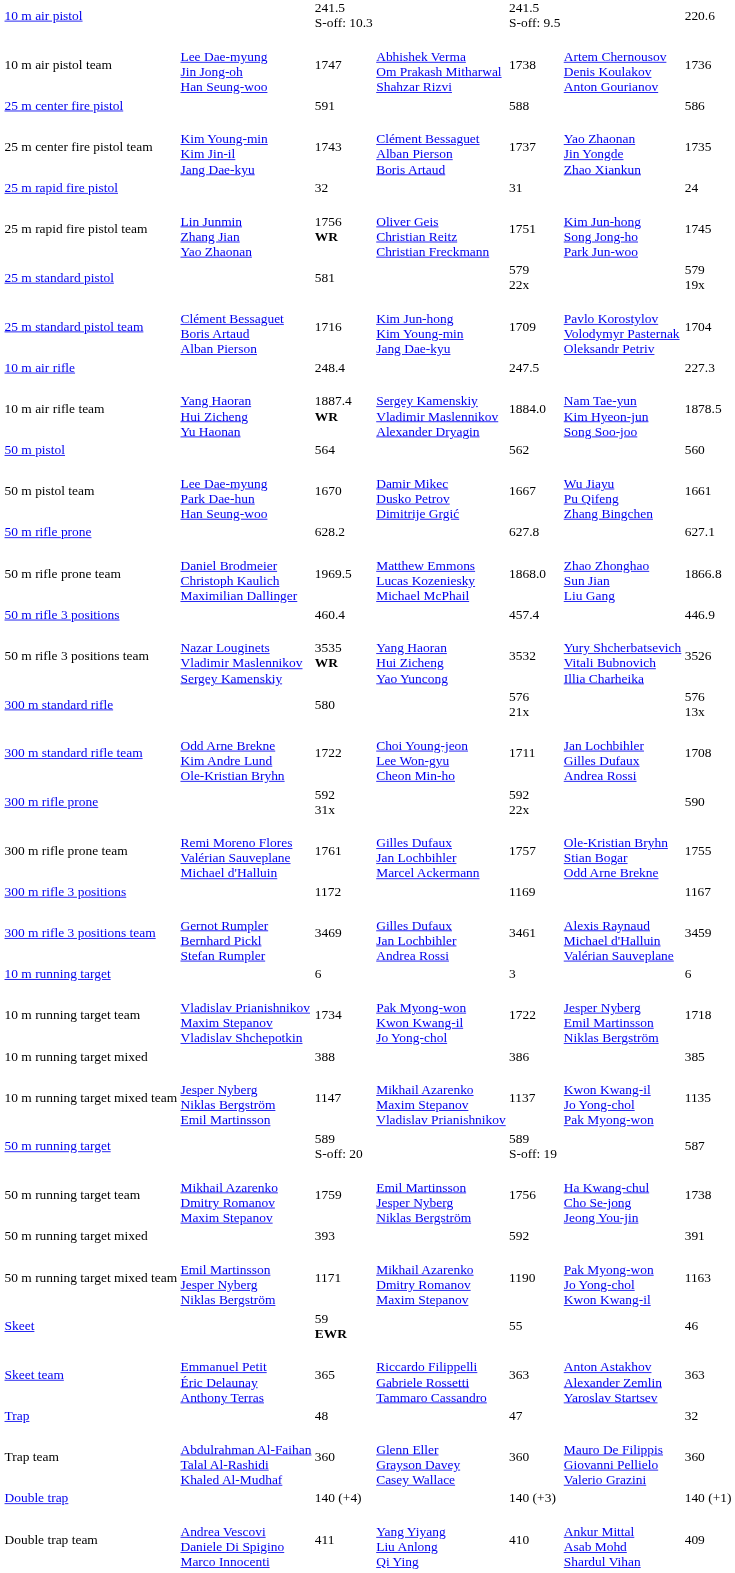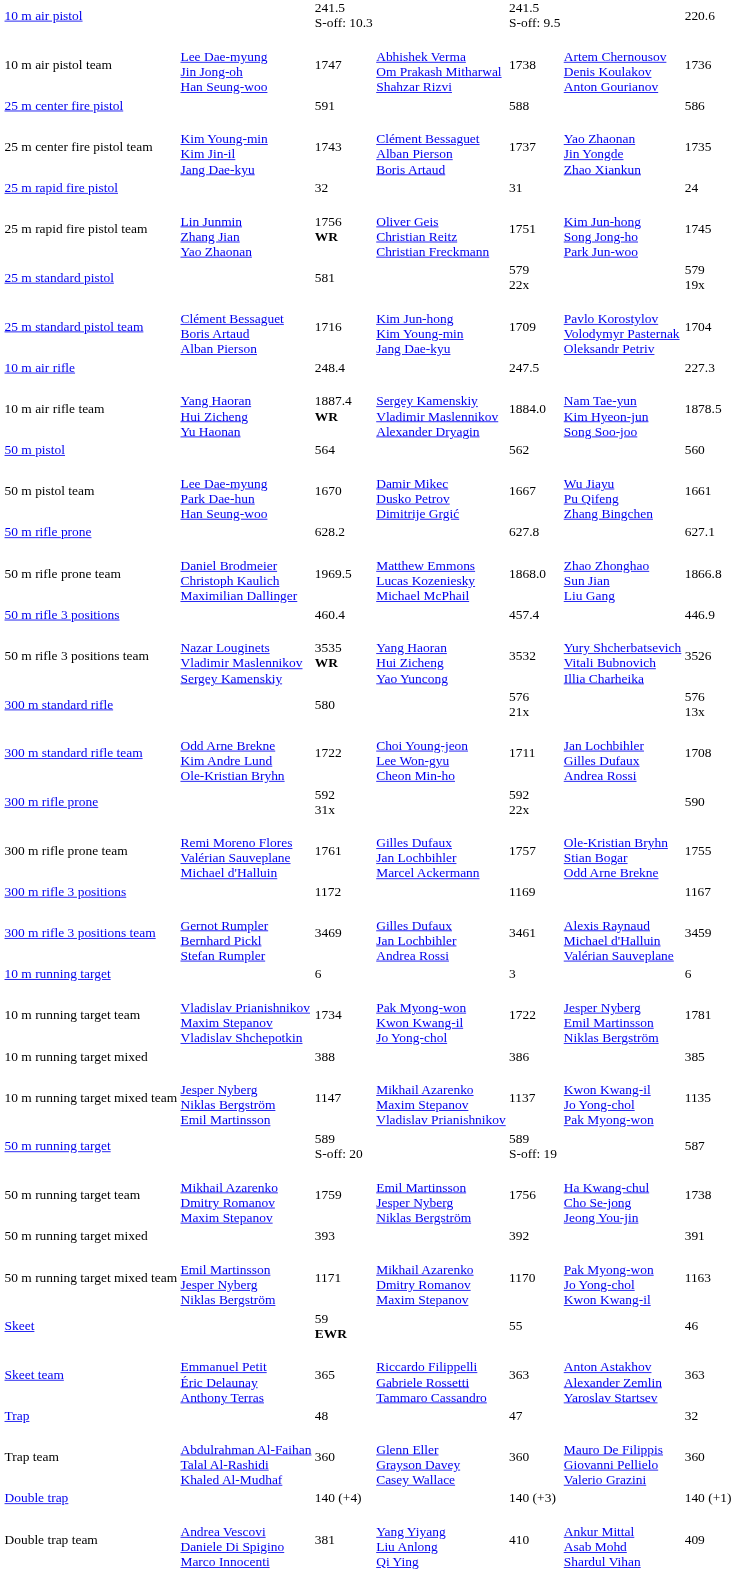(698, 1015) 1718 -> (698, 1015) 1781
(519, 1236) 592 -> (519, 1236) 392
(522, 1277) 1190 -> (522, 1277) 1170
(325, 1539) 411 -> (325, 1539) 381
